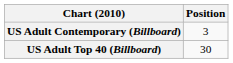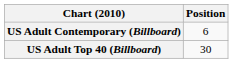(206, 31) 3 -> (206, 31) 6
